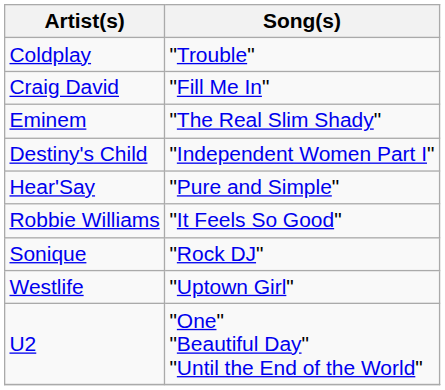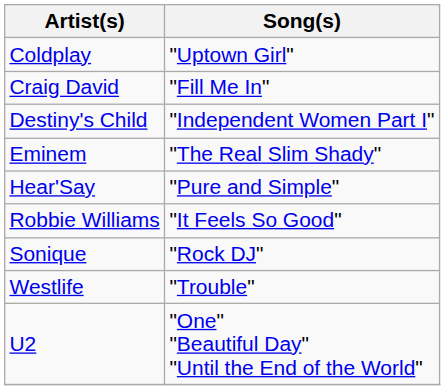(212, 54) "Trouble" -> (232, 54) "Uptown Girl"
rows swapped: (78, 154) <-> (48, 120)
(232, 287) "Uptown Girl" -> (212, 287) "Trouble"
